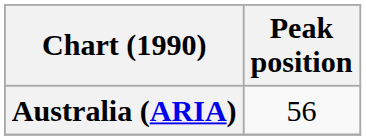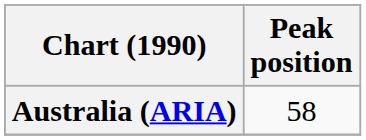(301, 109) 56 -> (301, 109) 58
